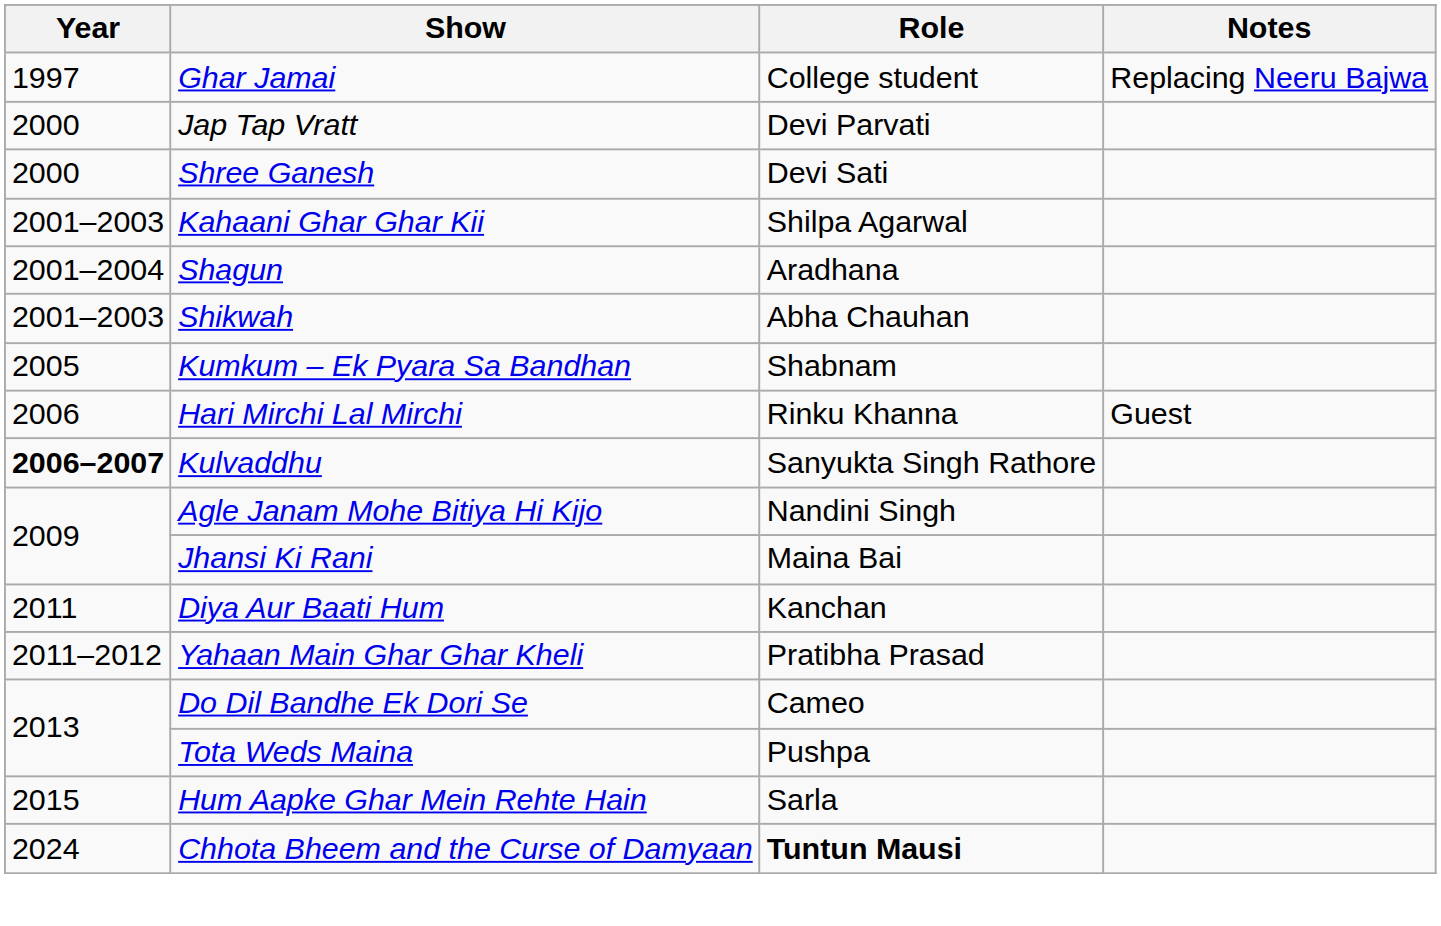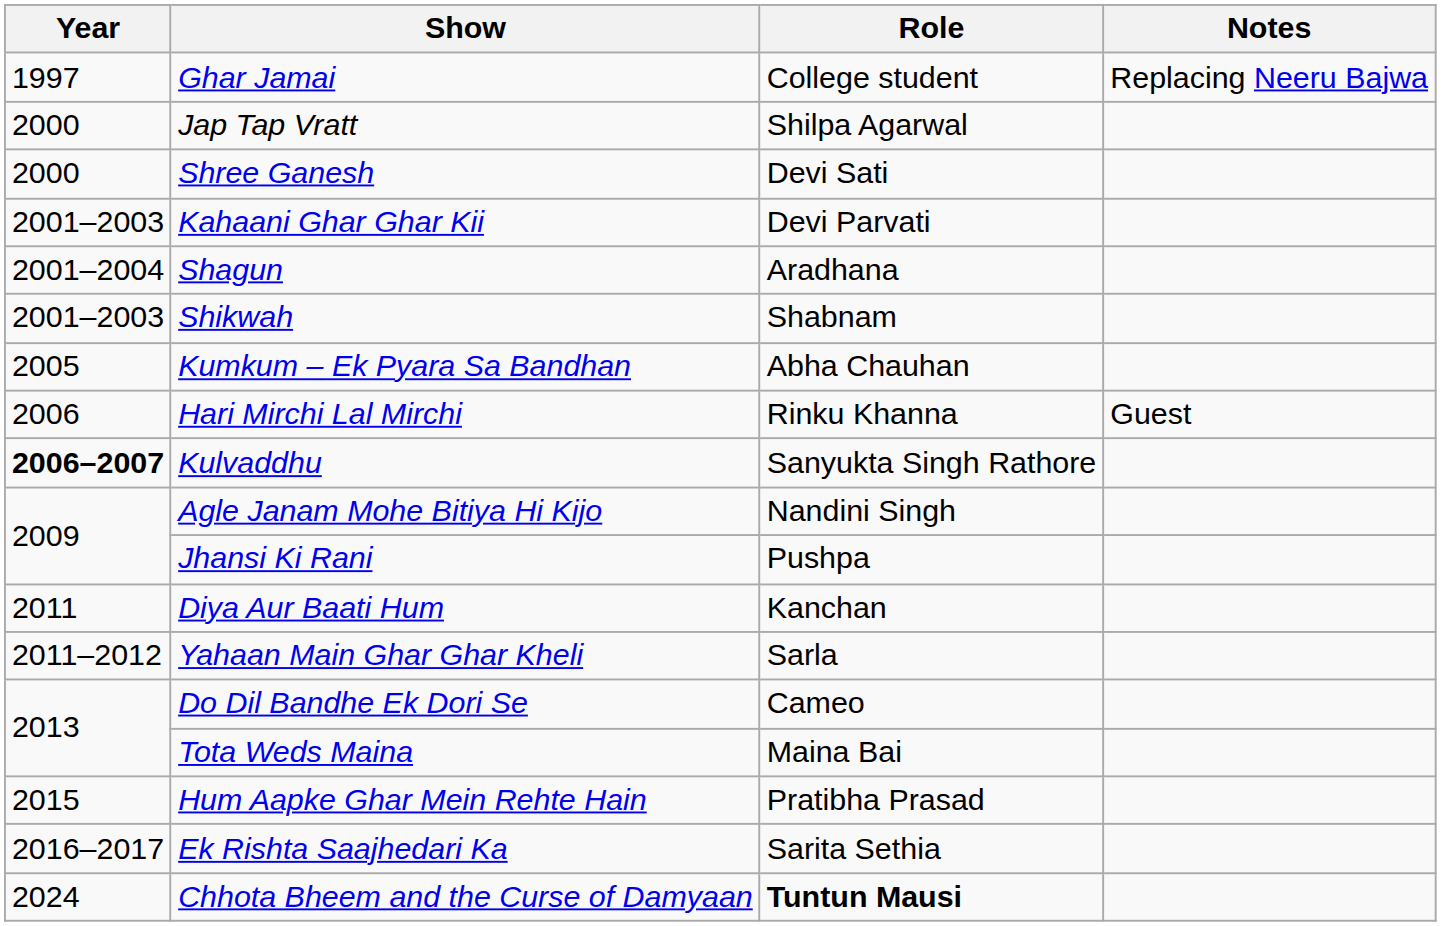(849, 125) Devi Parvati -> (867, 125) Shilpa Agarwal
(867, 221) Shilpa Agarwal -> (849, 221) Devi Parvati
(868, 317) Abha Chauhan -> (832, 317) Shabnam
(832, 366) Shabnam -> (868, 366) Abha Chauhan
(834, 558) Maina Bai -> (818, 558) Pushpa
(876, 655) Pratibha Prasad -> (802, 655) Sarla
(818, 751) Pushpa -> (834, 751) Maina Bai
(802, 800) Sarla -> (876, 800) Pratibha Prasad
+ row: (343, 848)
